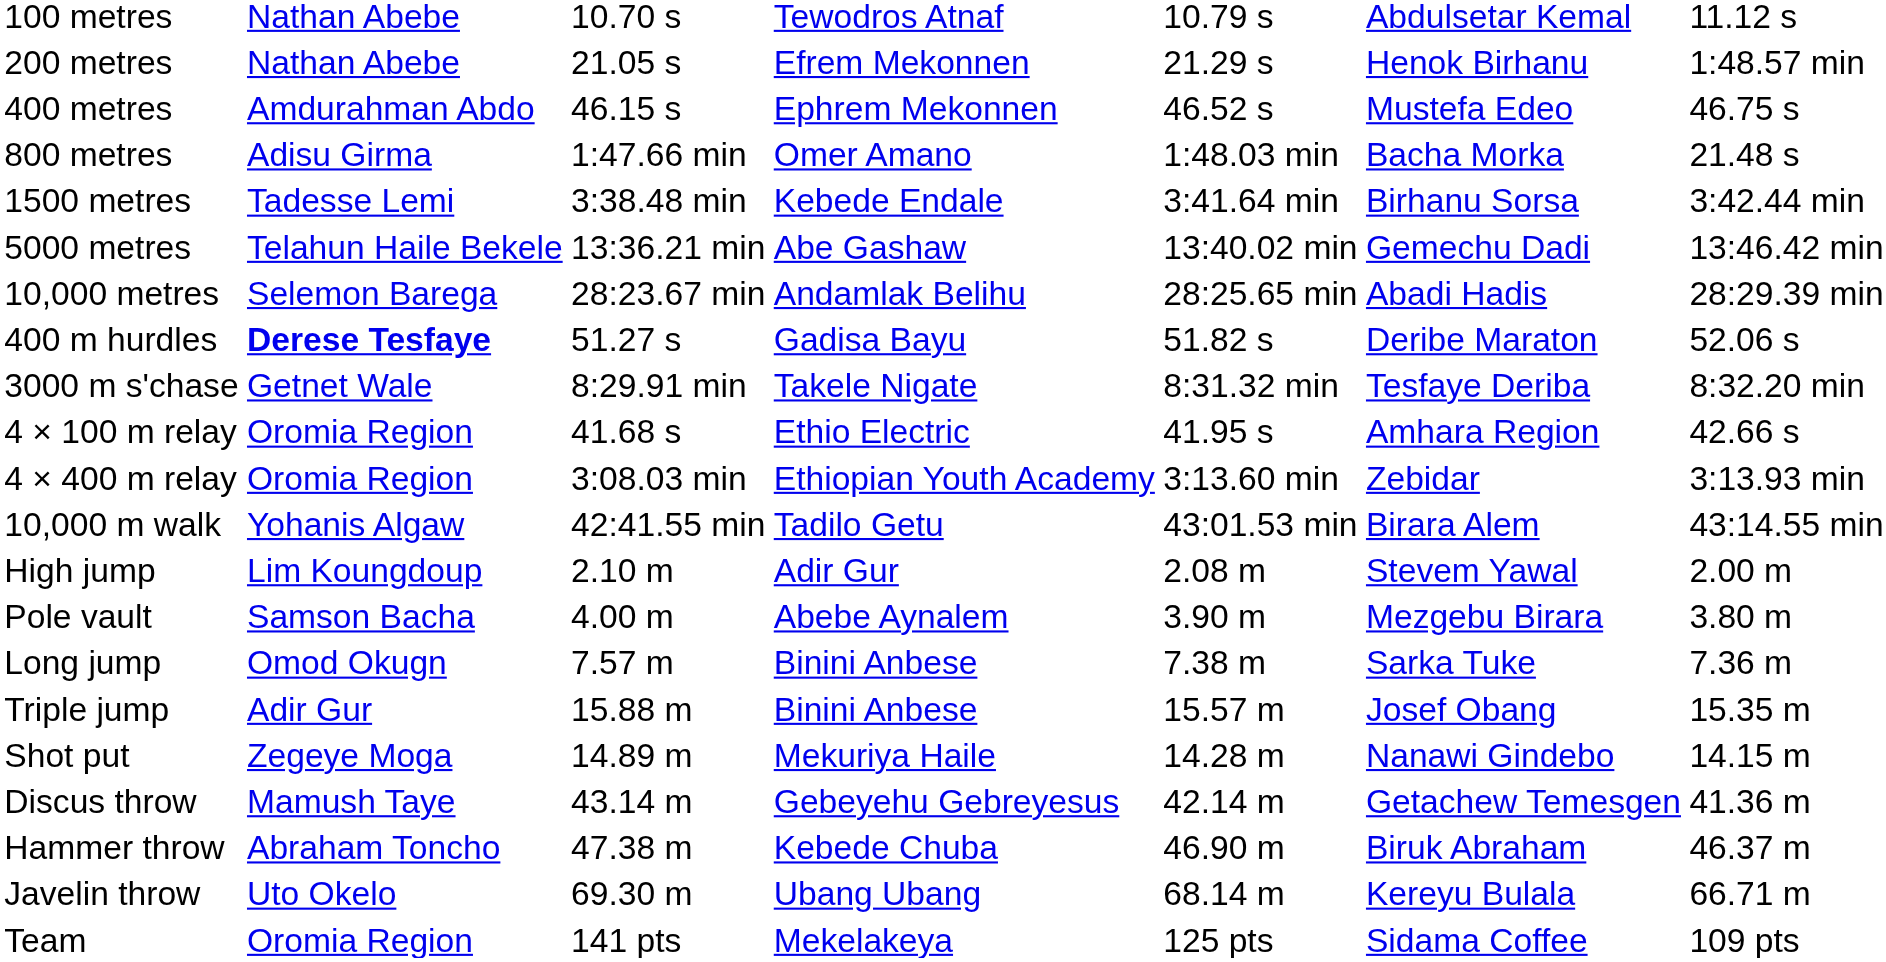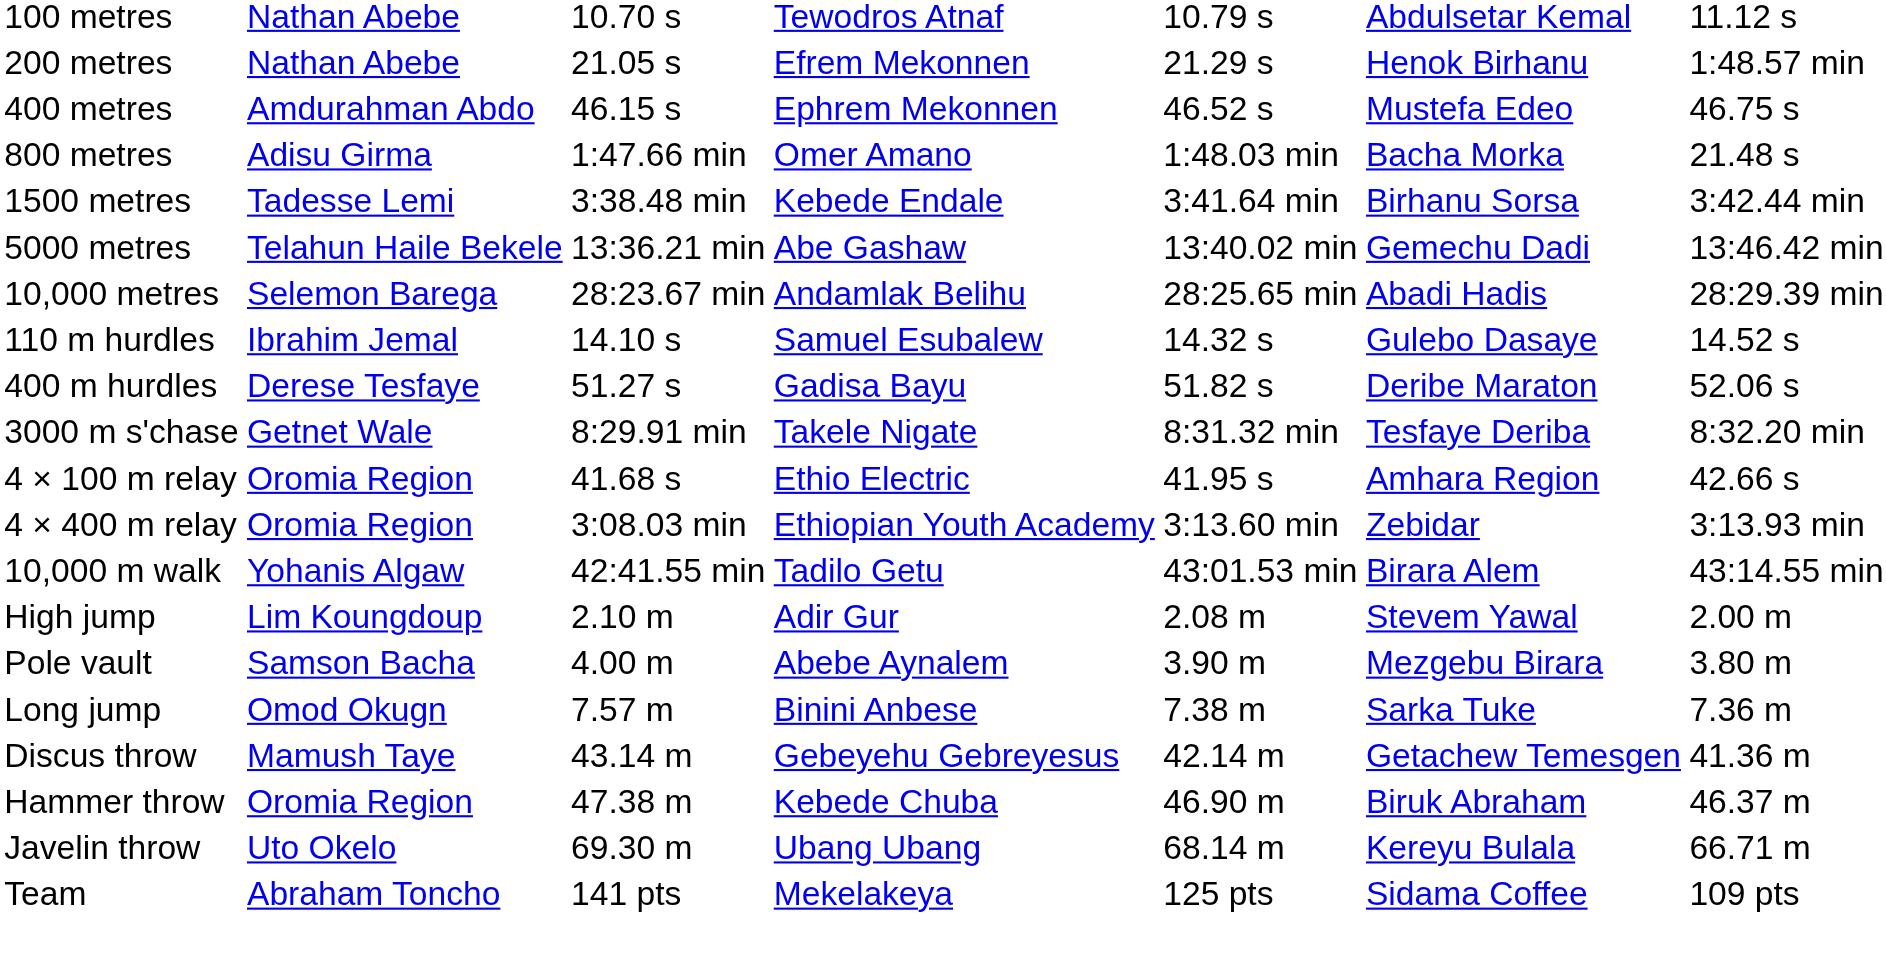+ row: (110, 340)
(369, 340) bold -> (363, 386) normal
- row: (87, 709)
- row: (67, 755)
(374, 848) Abraham Toncho -> (360, 802) Oromia Region
(360, 940) Oromia Region -> (374, 894) Abraham Toncho
